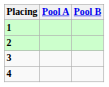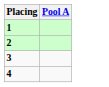- column: (88, 12)
